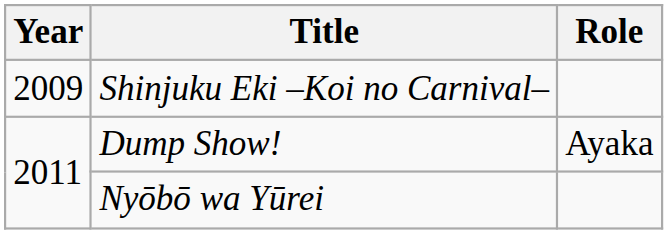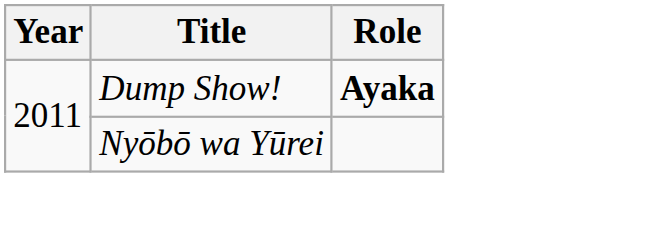- row: (324, 87)
(609, 143) normal -> (387, 87) bold
